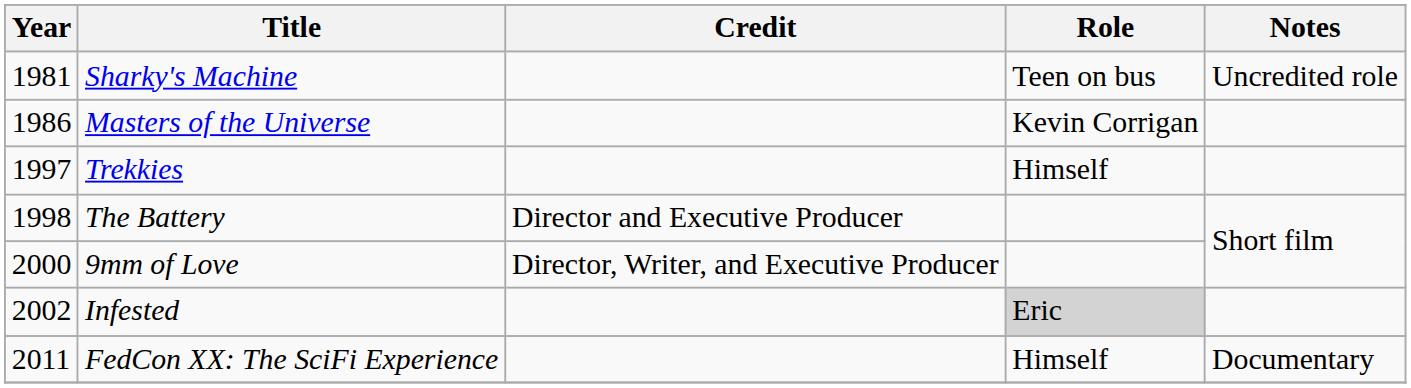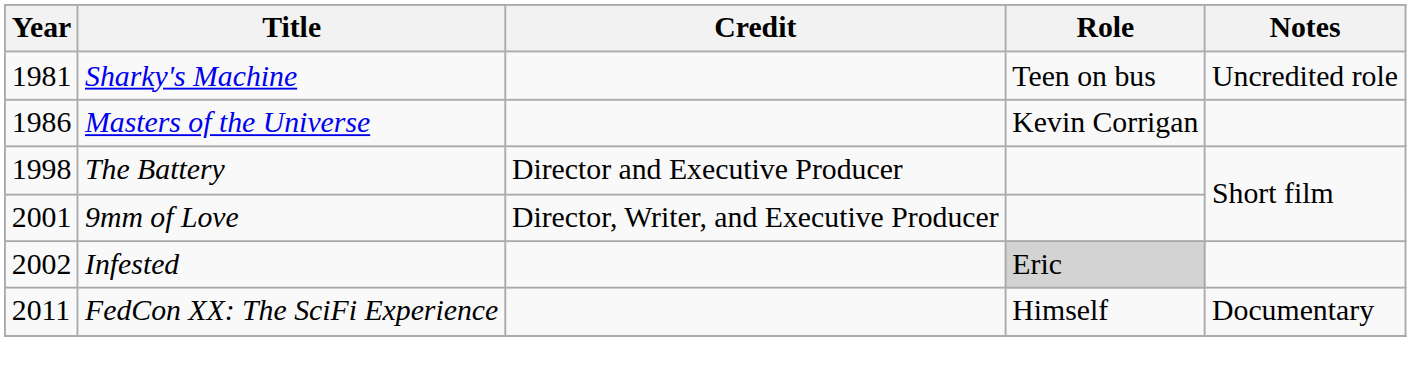- row: (134, 169)
(42, 264) 2000 -> (42, 216) 2001
